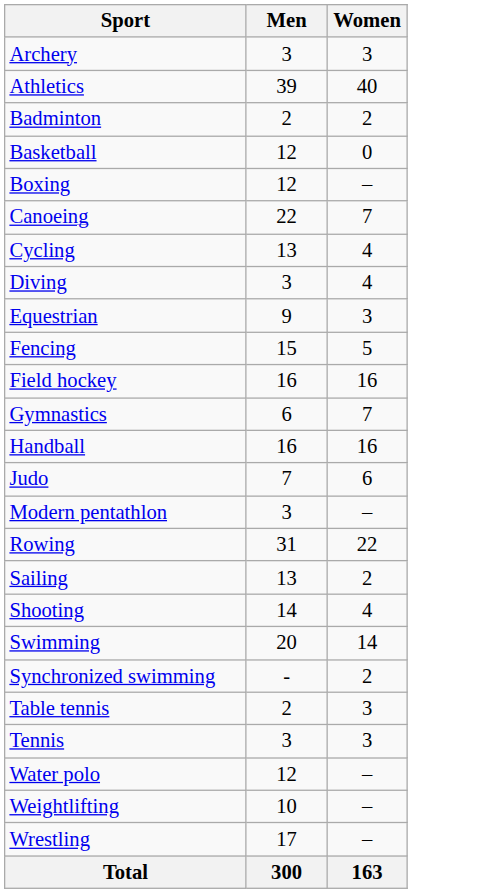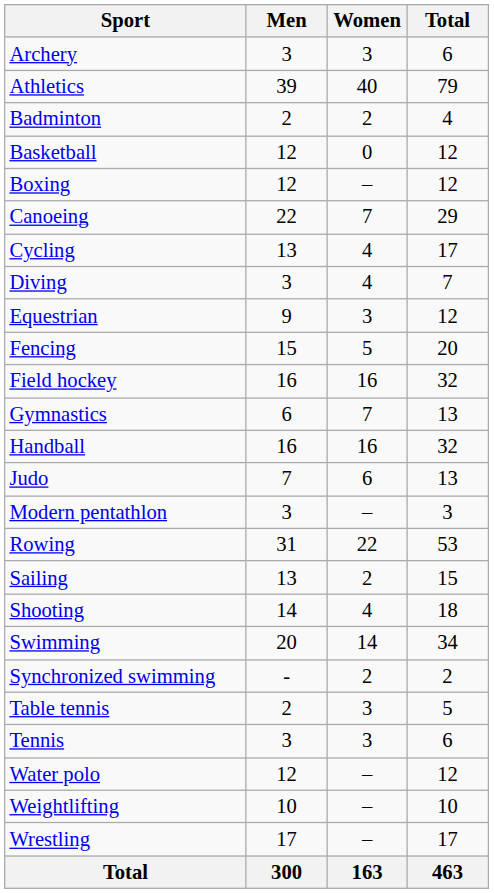+ column: (448, 20)
